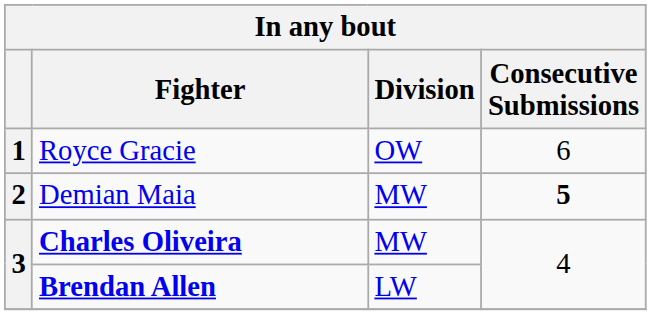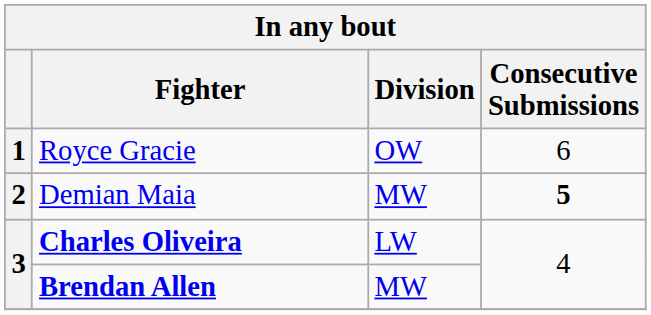(401, 241) MW -> (396, 241) LW
(396, 286) LW -> (401, 286) MW
